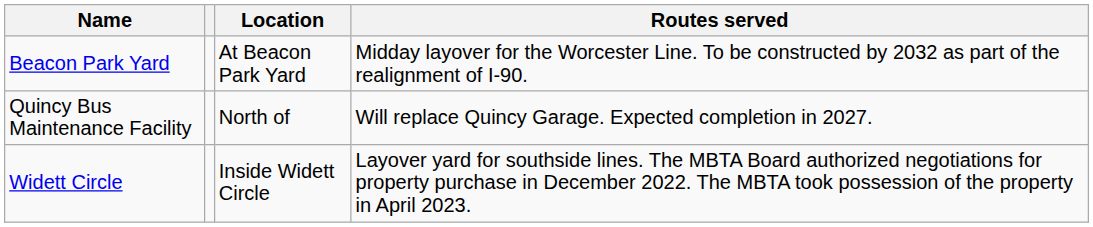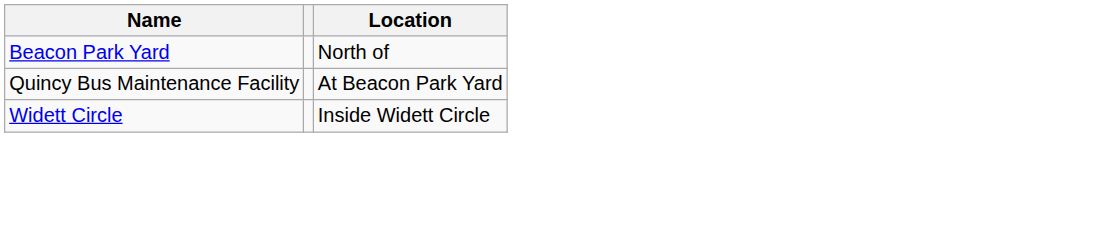- column: (720, 20)
(265, 63) At Beacon Park Yard -> (353, 52) North of
(254, 117) North of -> (410, 83) At Beacon Park Yard
